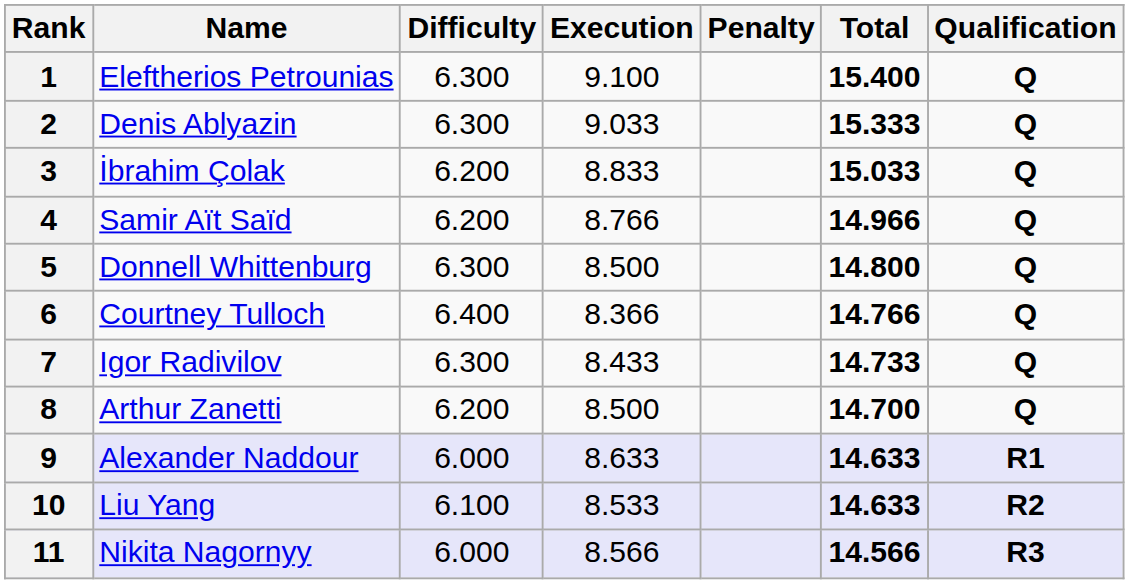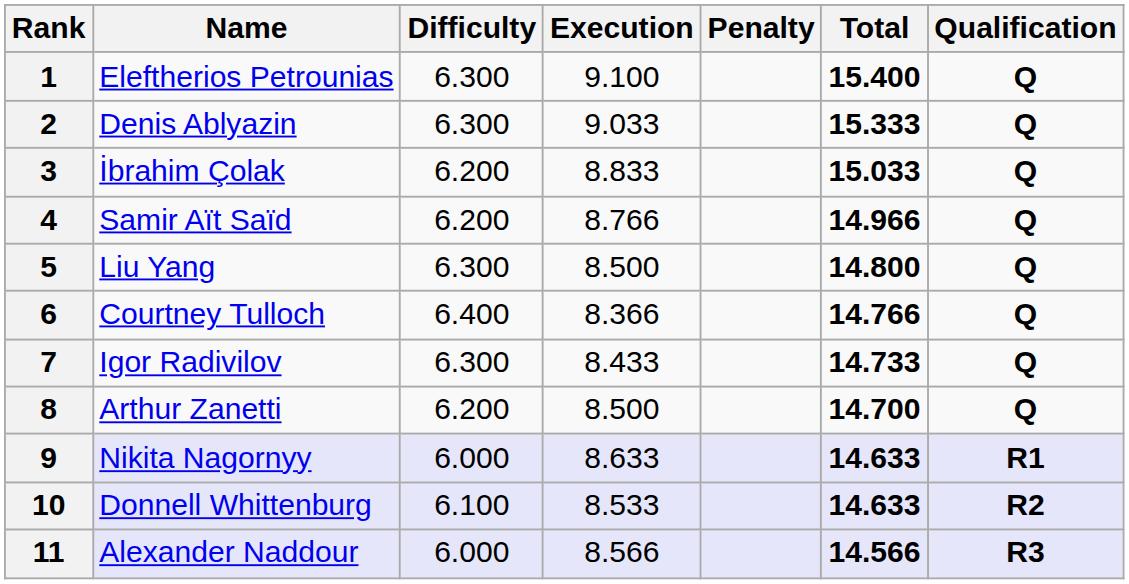(236, 266) Donnell Whittenburg -> (157, 266) Liu Yang
(229, 457) Alexander Naddour -> (205, 457) Nikita Nagornyy
(157, 505) Liu Yang -> (236, 505) Donnell Whittenburg
(205, 553) Nikita Nagornyy -> (229, 553) Alexander Naddour
